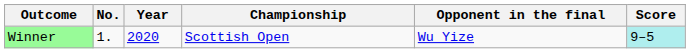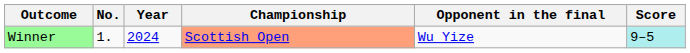(143, 37) 2020 -> (143, 37) 2024
(237, 37) no background -> (237, 37) lightsalmon background
